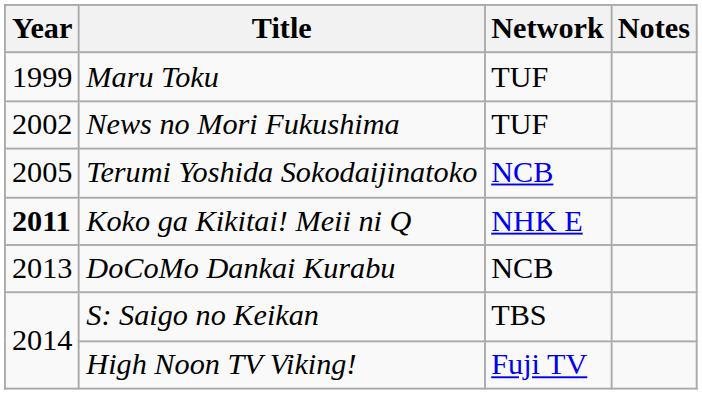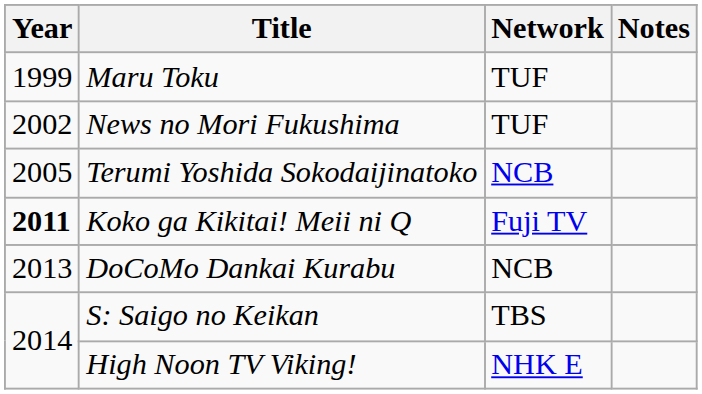(537, 220) NHK E -> (539, 220) Fuji TV
(539, 364) Fuji TV -> (537, 364) NHK E
